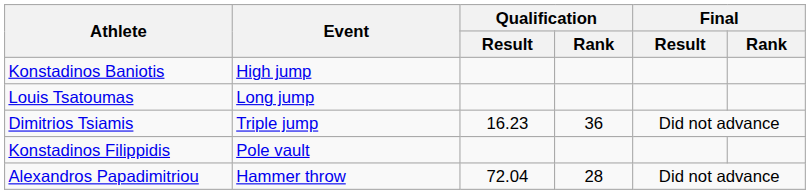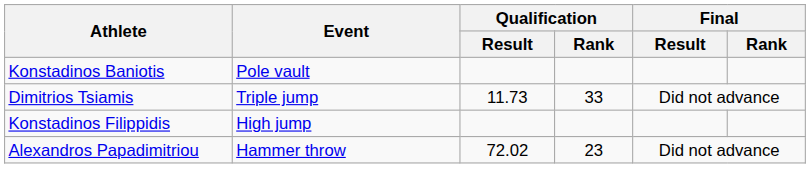(274, 71) High jump -> (273, 71) Pole vault
- row: (71, 97)
(507, 124) 16.23 -> (507, 97) 11.73
(594, 124) 36 -> (594, 97) 33
(273, 150) Pole vault -> (274, 124) High jump
(507, 177) 72.04 -> (507, 150) 72.02
(594, 177) 28 -> (594, 150) 23
